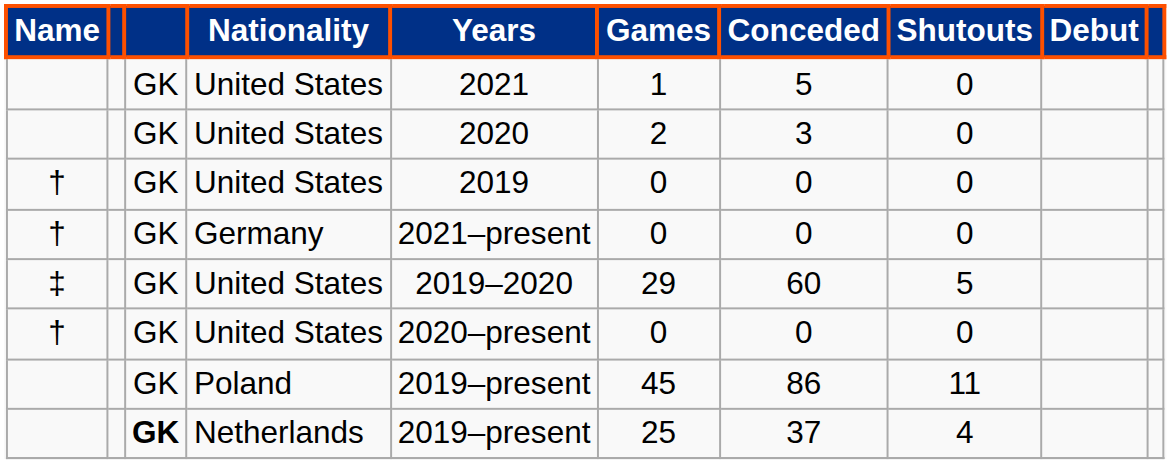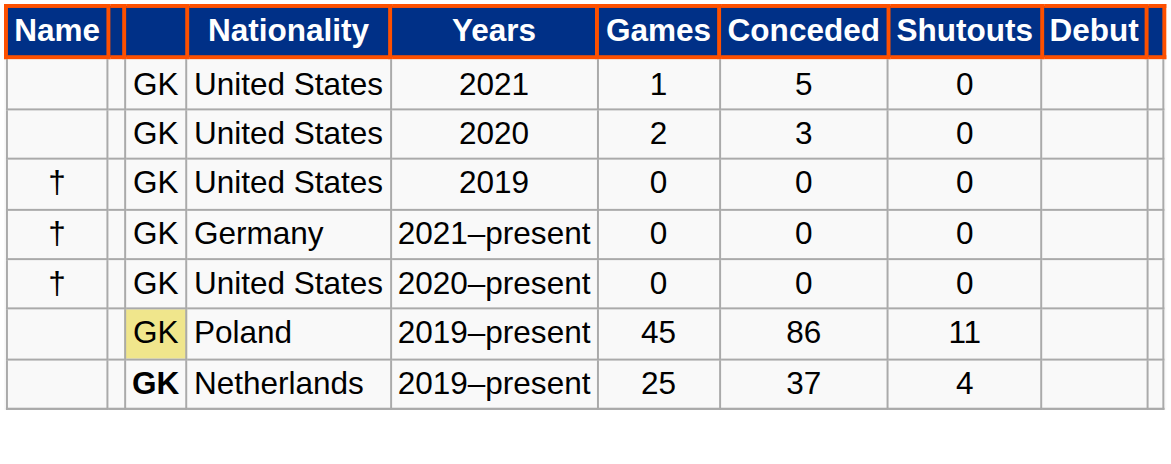- row: (57, 283)
(156, 383) no background -> (156, 333) khaki background
